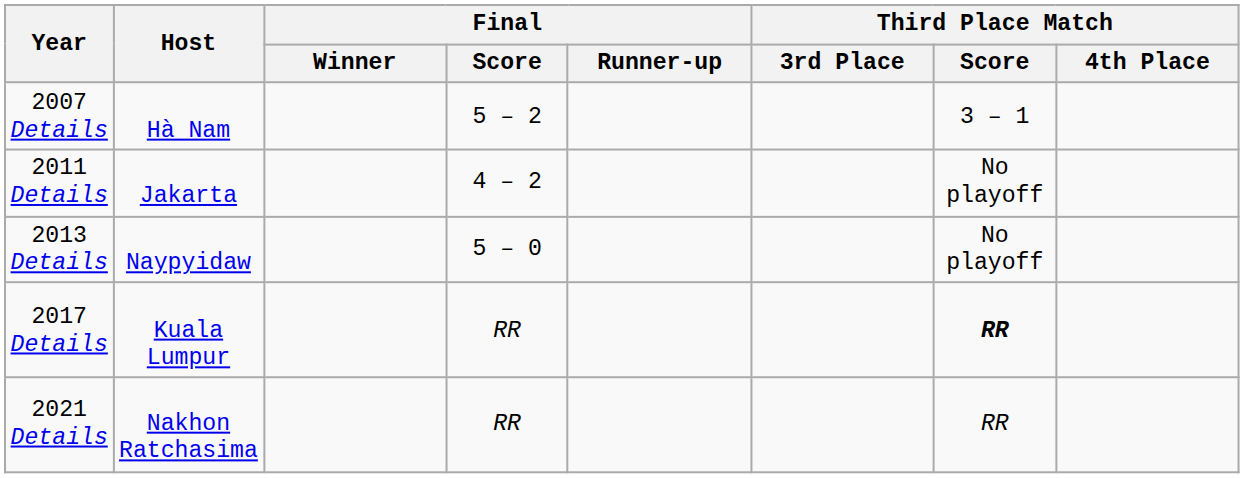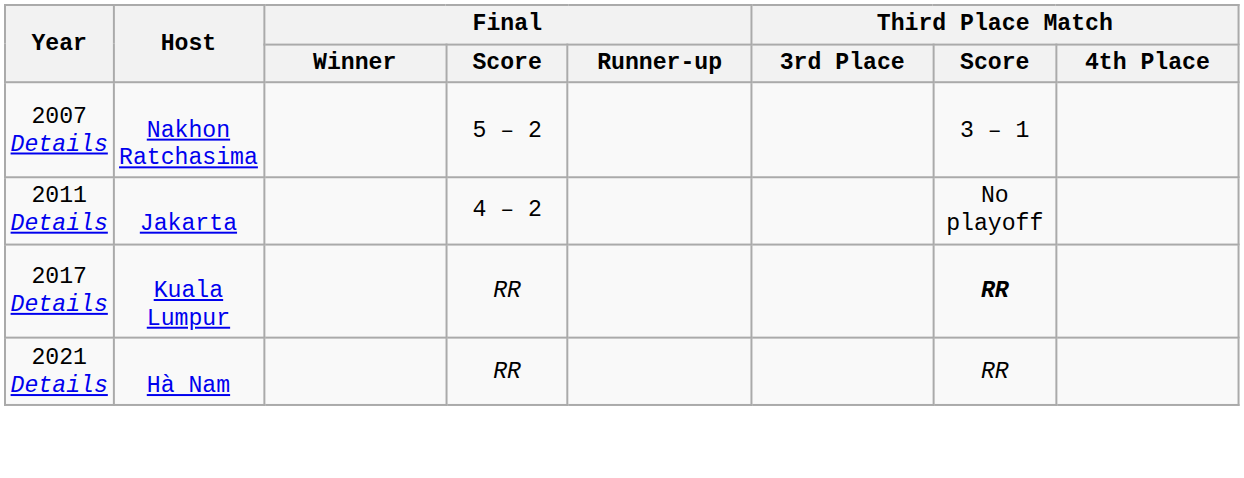(188, 130) Hà Nam -> (188, 144) Nakhon Ratchasima
- row: (59, 249)
(188, 438) Nakhon Ratchasima -> (188, 385) Hà Nam
